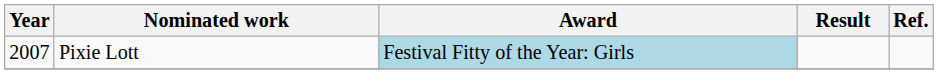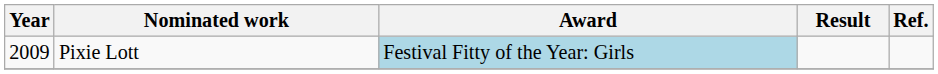(29, 52) 2007 -> (29, 52) 2009
